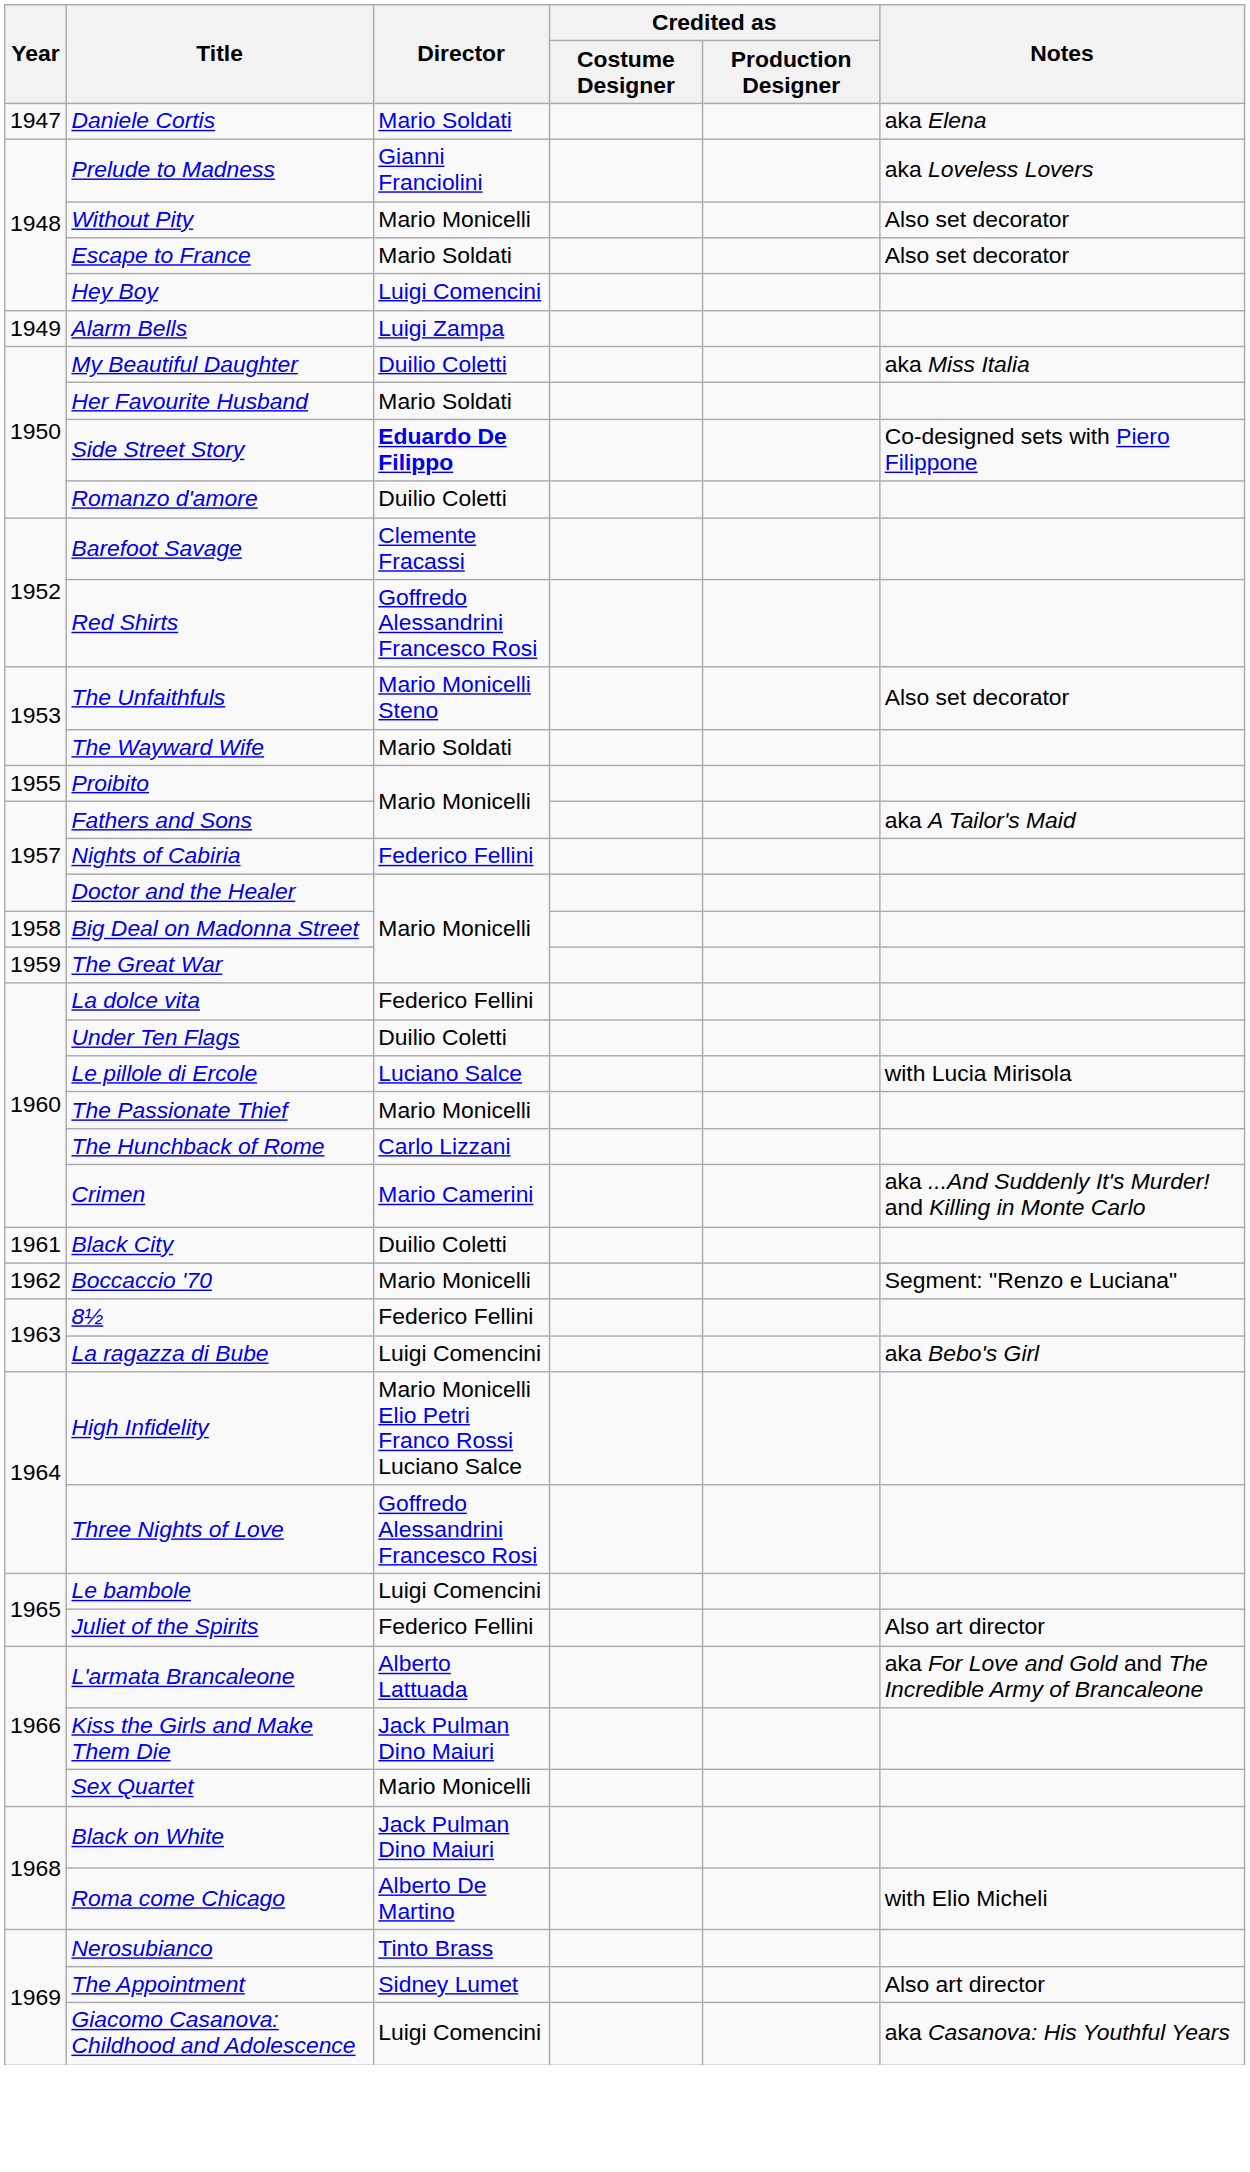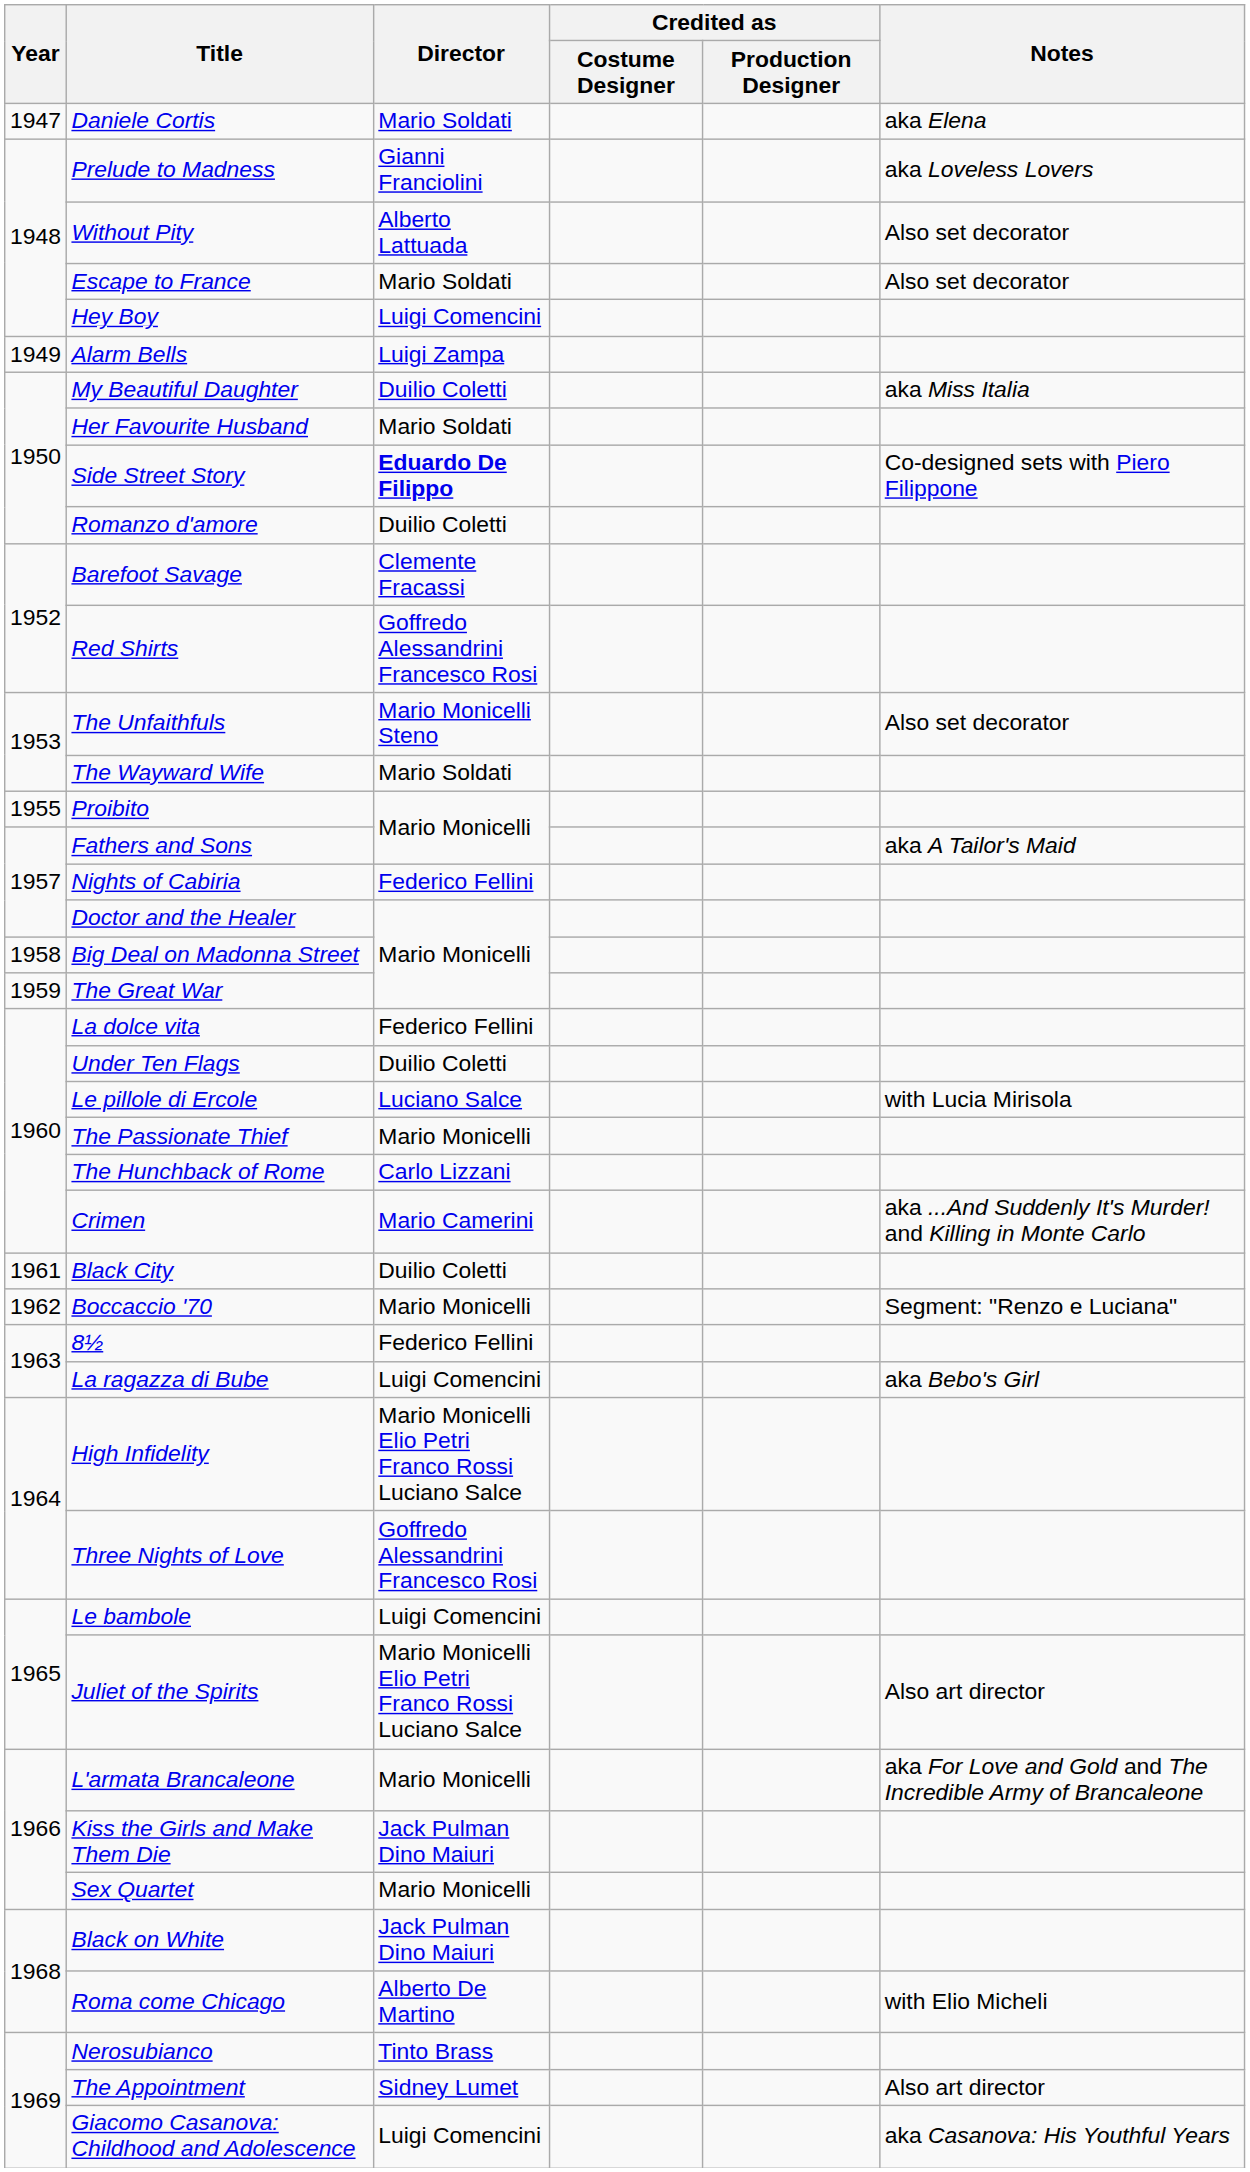(455, 219) Mario Monicelli -> (423, 232) Alberto Lattuada
(456, 1627) Federico Fellini -> (455, 1691) Mario Monicelli Elio Petri Franco Rossi Luciano Salce
(423, 1676) Alberto Lattuada -> (455, 1779) Mario Monicelli
